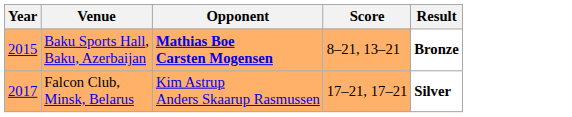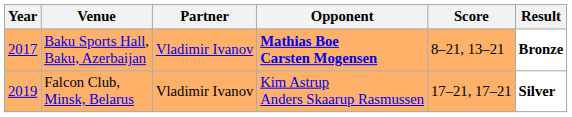+ column: (205, 17)
(23, 49) 2015 -> (23, 49) 2017
(23, 91) 2017 -> (23, 91) 2019
